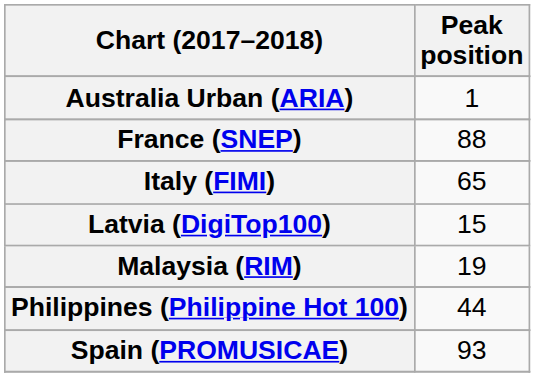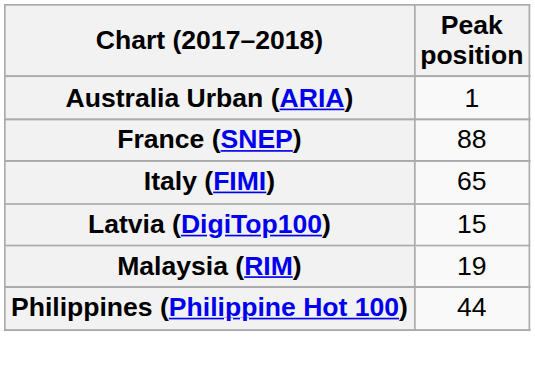- row: (209, 350)
